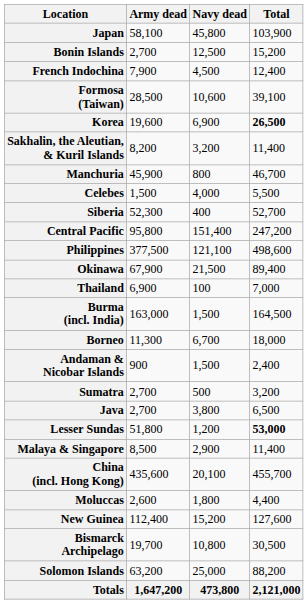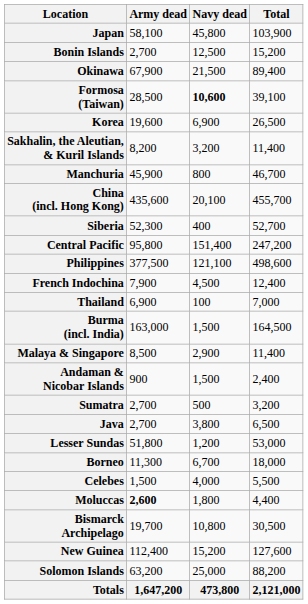rows swapped: (101, 269) <-> (78, 71)
(209, 96) normal -> (209, 96) bold
(269, 122) bold -> (269, 122) normal
rows swapped: (78, 474) <-> (104, 193)
rows swapped: (71, 448) <-> (105, 339)
(269, 429) bold -> (269, 443) normal
(143, 500) normal -> (143, 500) bold
rows swapped: (92, 519) <-> (93, 545)
